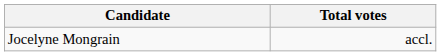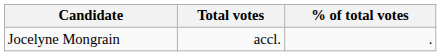+ column: (360, 16)
